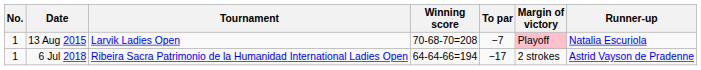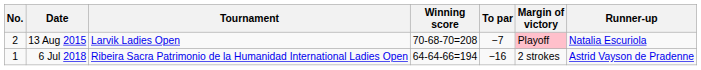(15, 41) 1 -> (15, 41) 2
(498, 57) −17 -> (498, 57) −16
